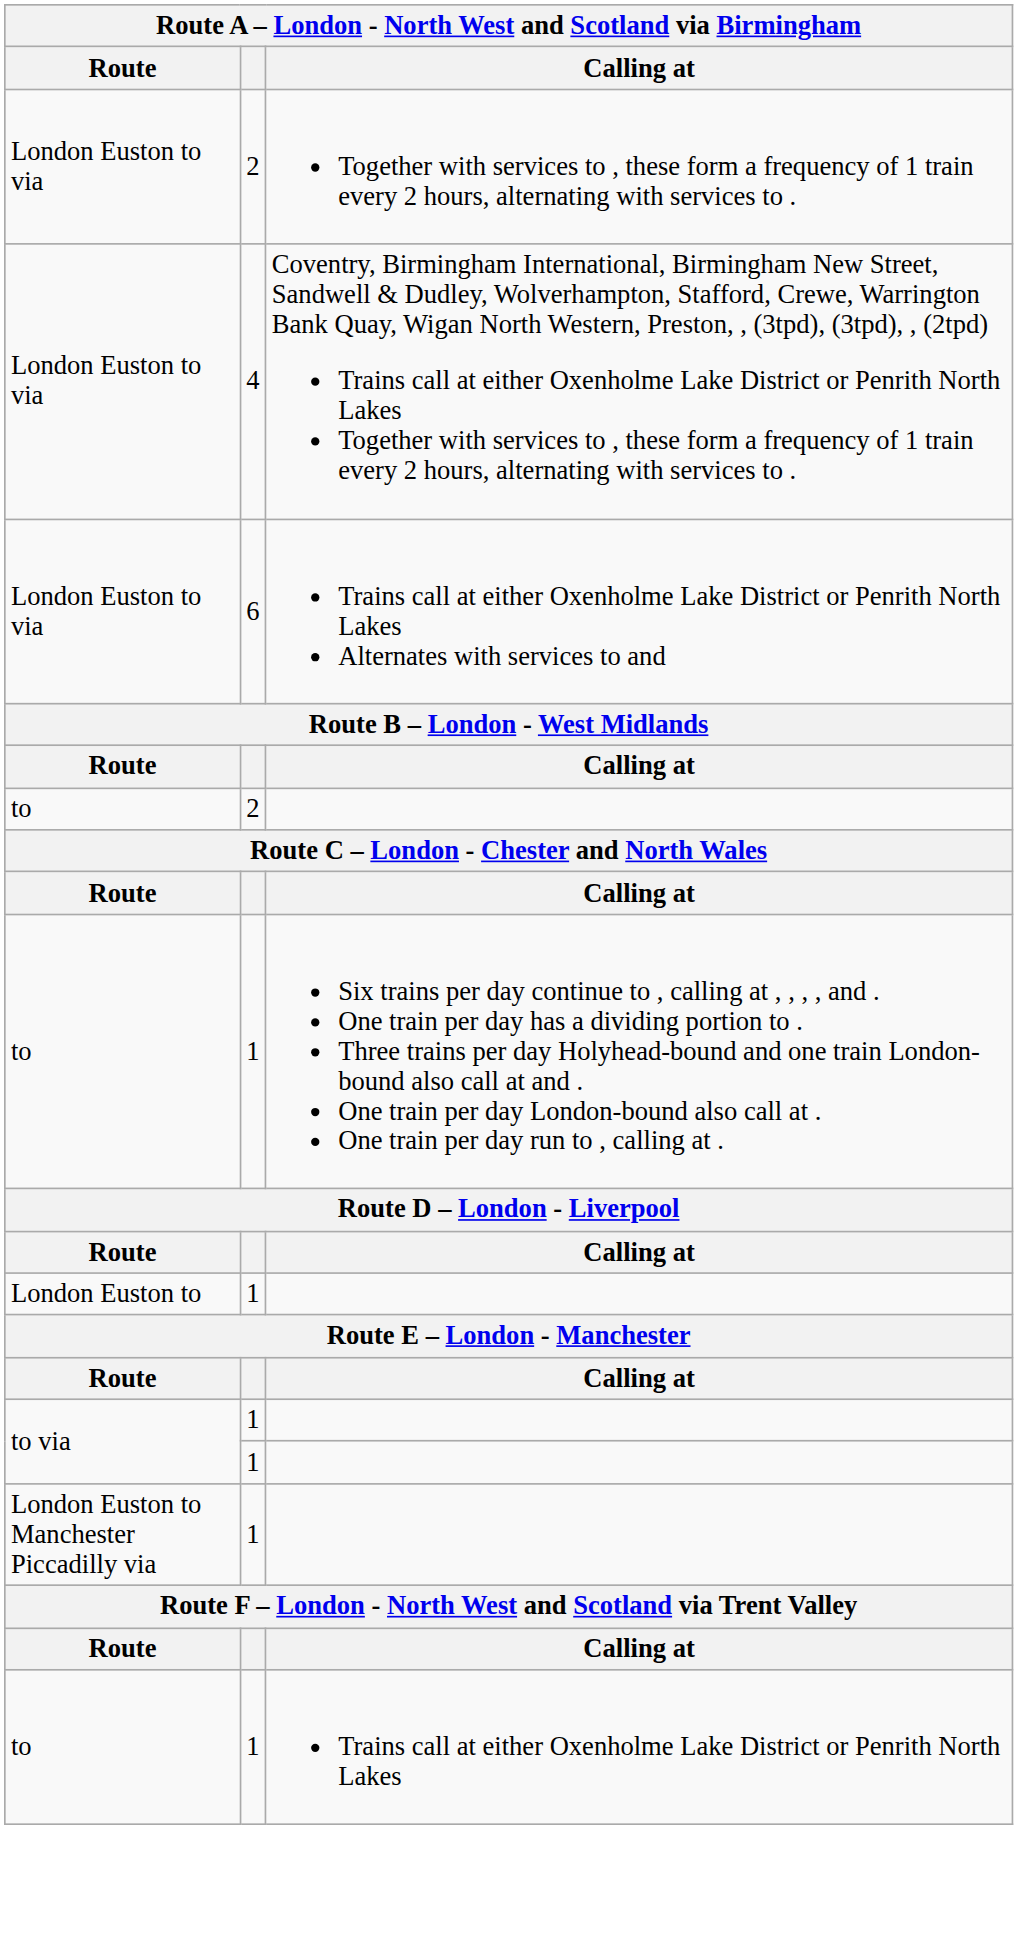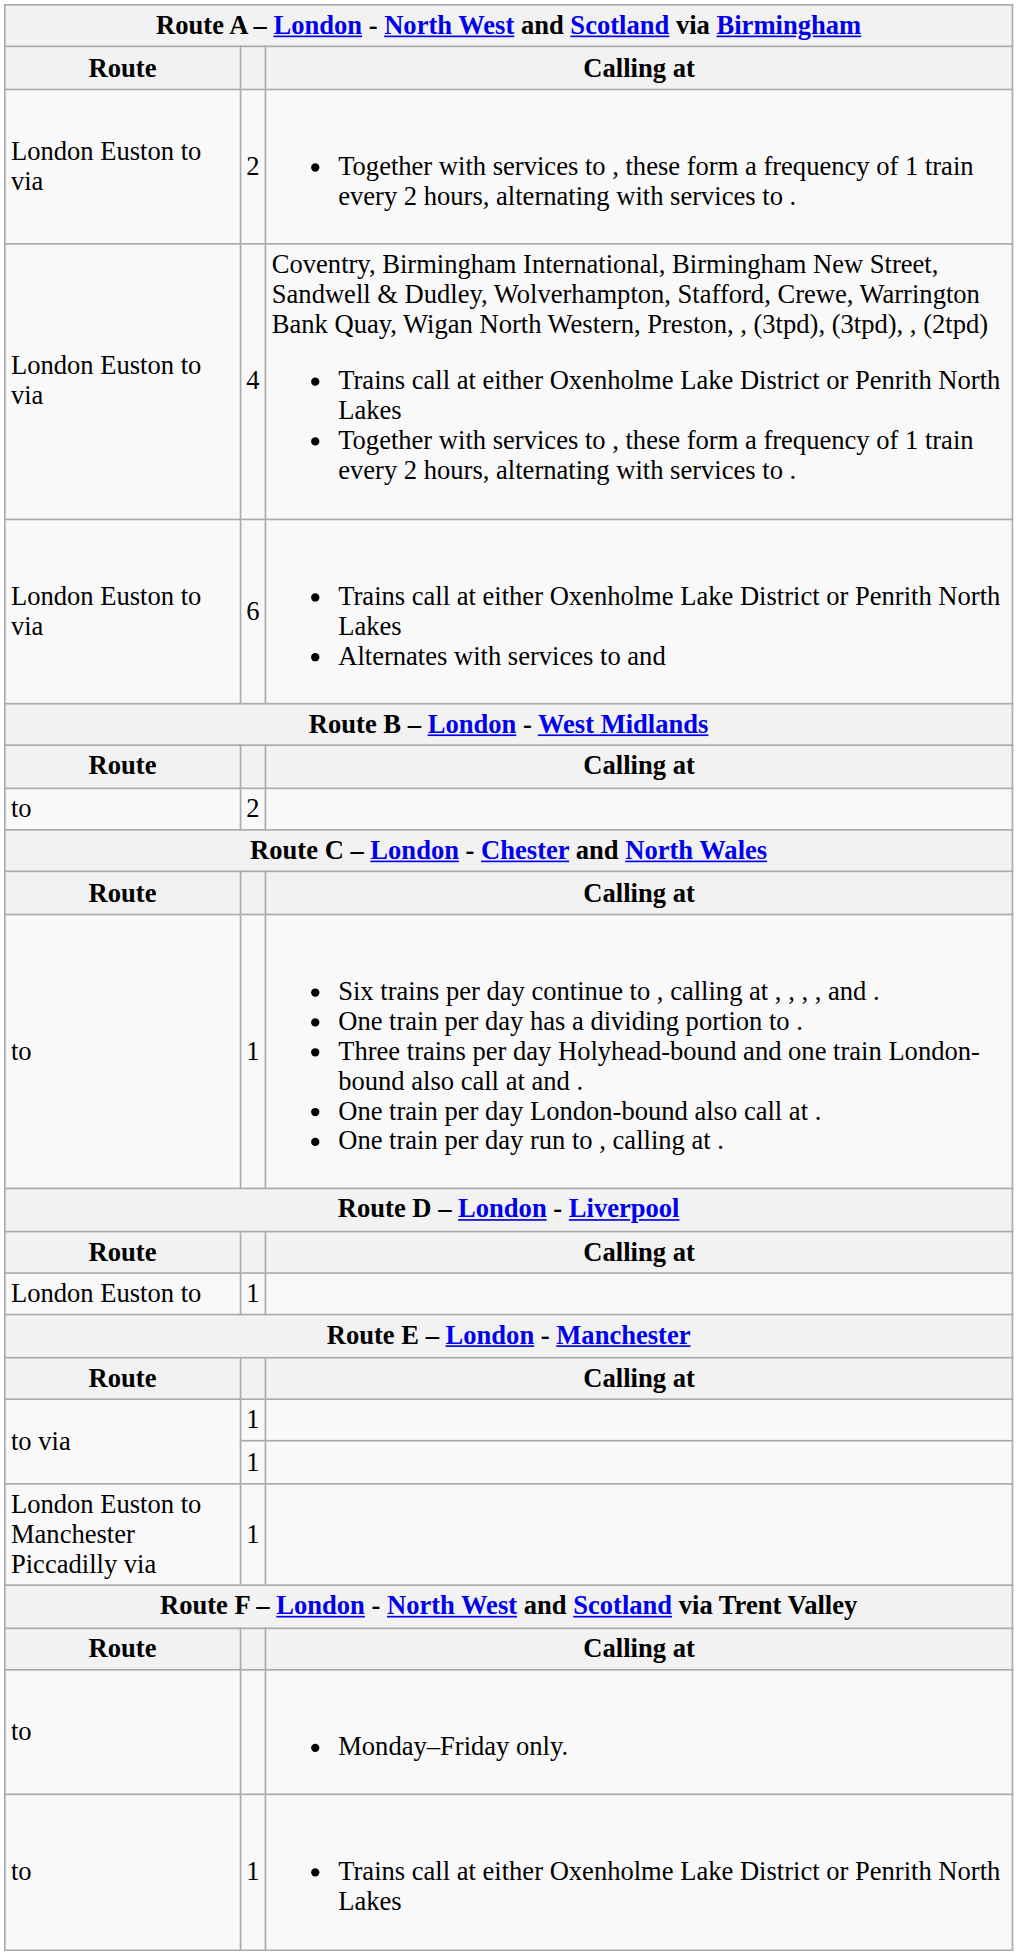+ row: (21, 1731)
